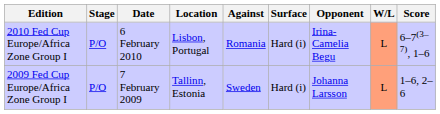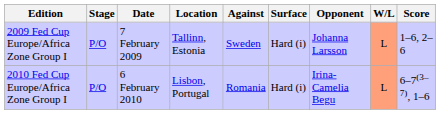rows swapped: (38, 87) <-> (38, 43)
